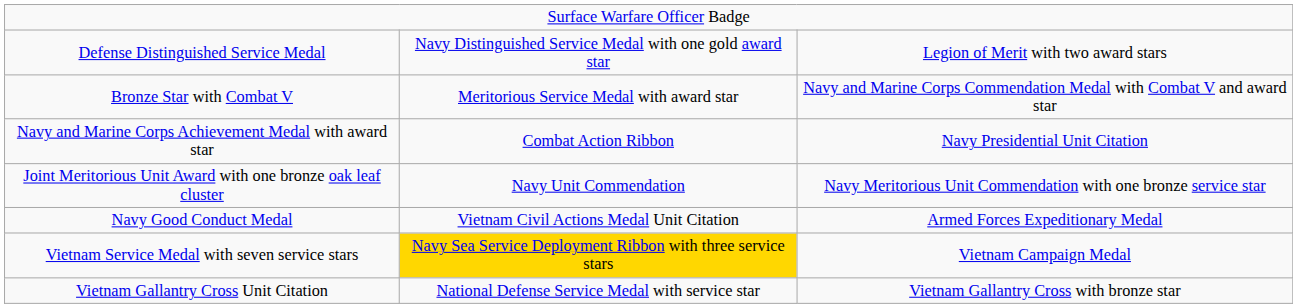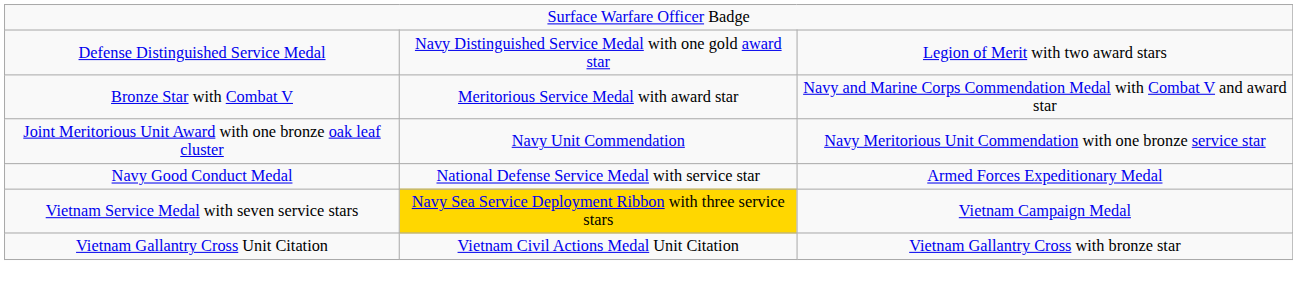- row: (202, 140)
(598, 220) Vietnam Civil Actions Medal Unit Citation -> (598, 176) National Defense Service Medal with service star
(598, 290) National Defense Service Medal with service star -> (598, 246) Vietnam Civil Actions Medal Unit Citation
